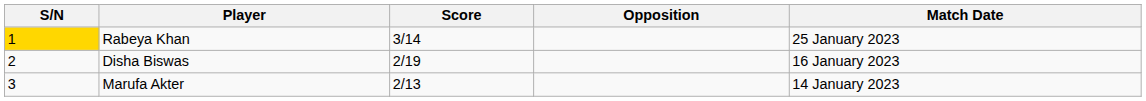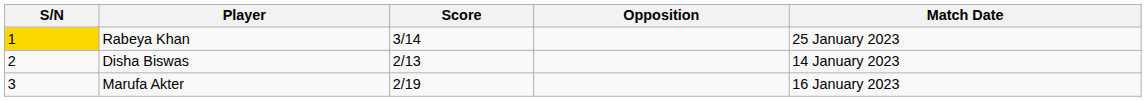(407, 61) 2/19 -> (407, 61) 2/13
(846, 61) 16 January 2023 -> (846, 61) 14 January 2023
(407, 84) 2/13 -> (407, 84) 2/19
(846, 84) 14 January 2023 -> (846, 84) 16 January 2023
